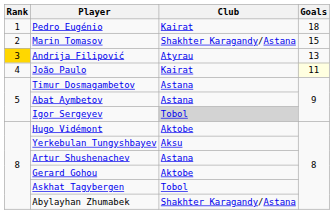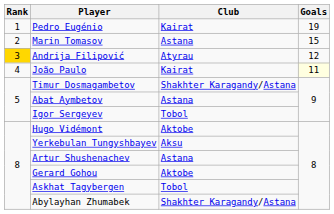(314, 26) 18 -> (314, 26) 19
(228, 41) Shakhter Karagandy/Astana -> (177, 41) Astana
(314, 56) 13 -> (314, 56) 12
(177, 85) Astana -> (228, 85) Shakhter Karagandy/Astana
(174, 114) lightgrey background -> (174, 114) no background
